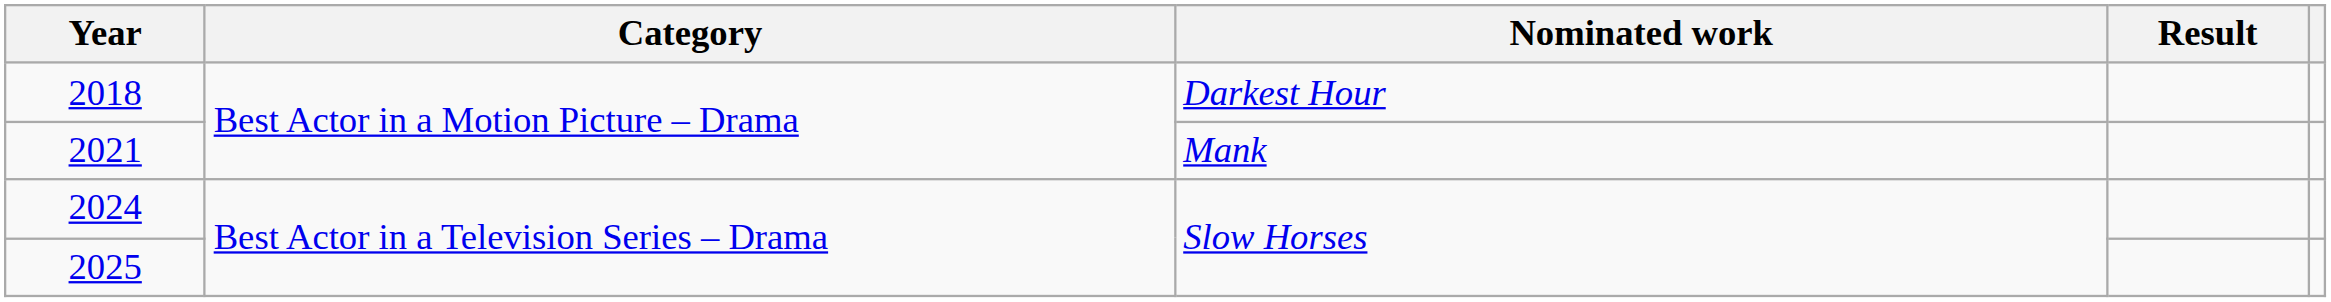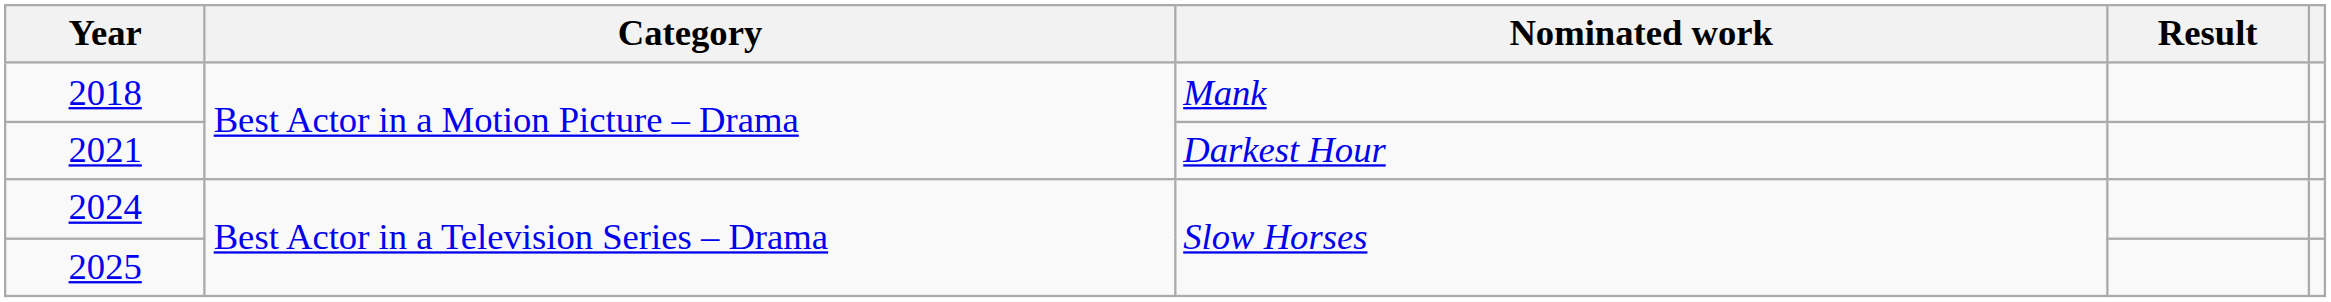(1284, 91) Darkest Hour -> (1225, 91) Mank
(1225, 149) Mank -> (1284, 149) Darkest Hour
